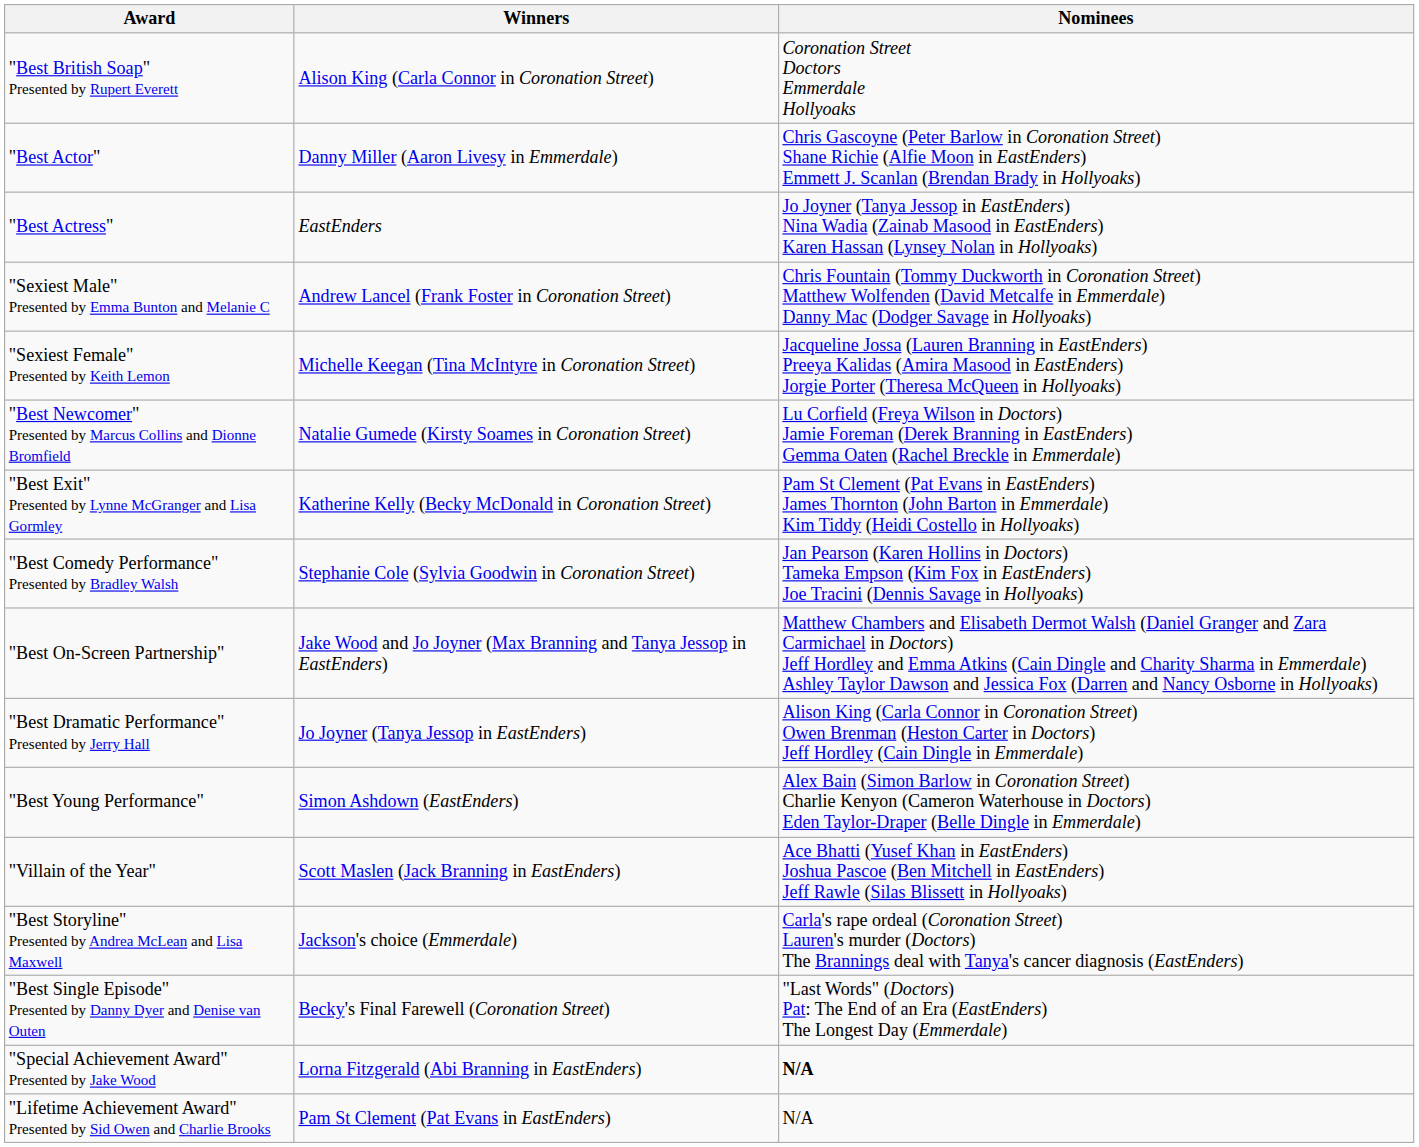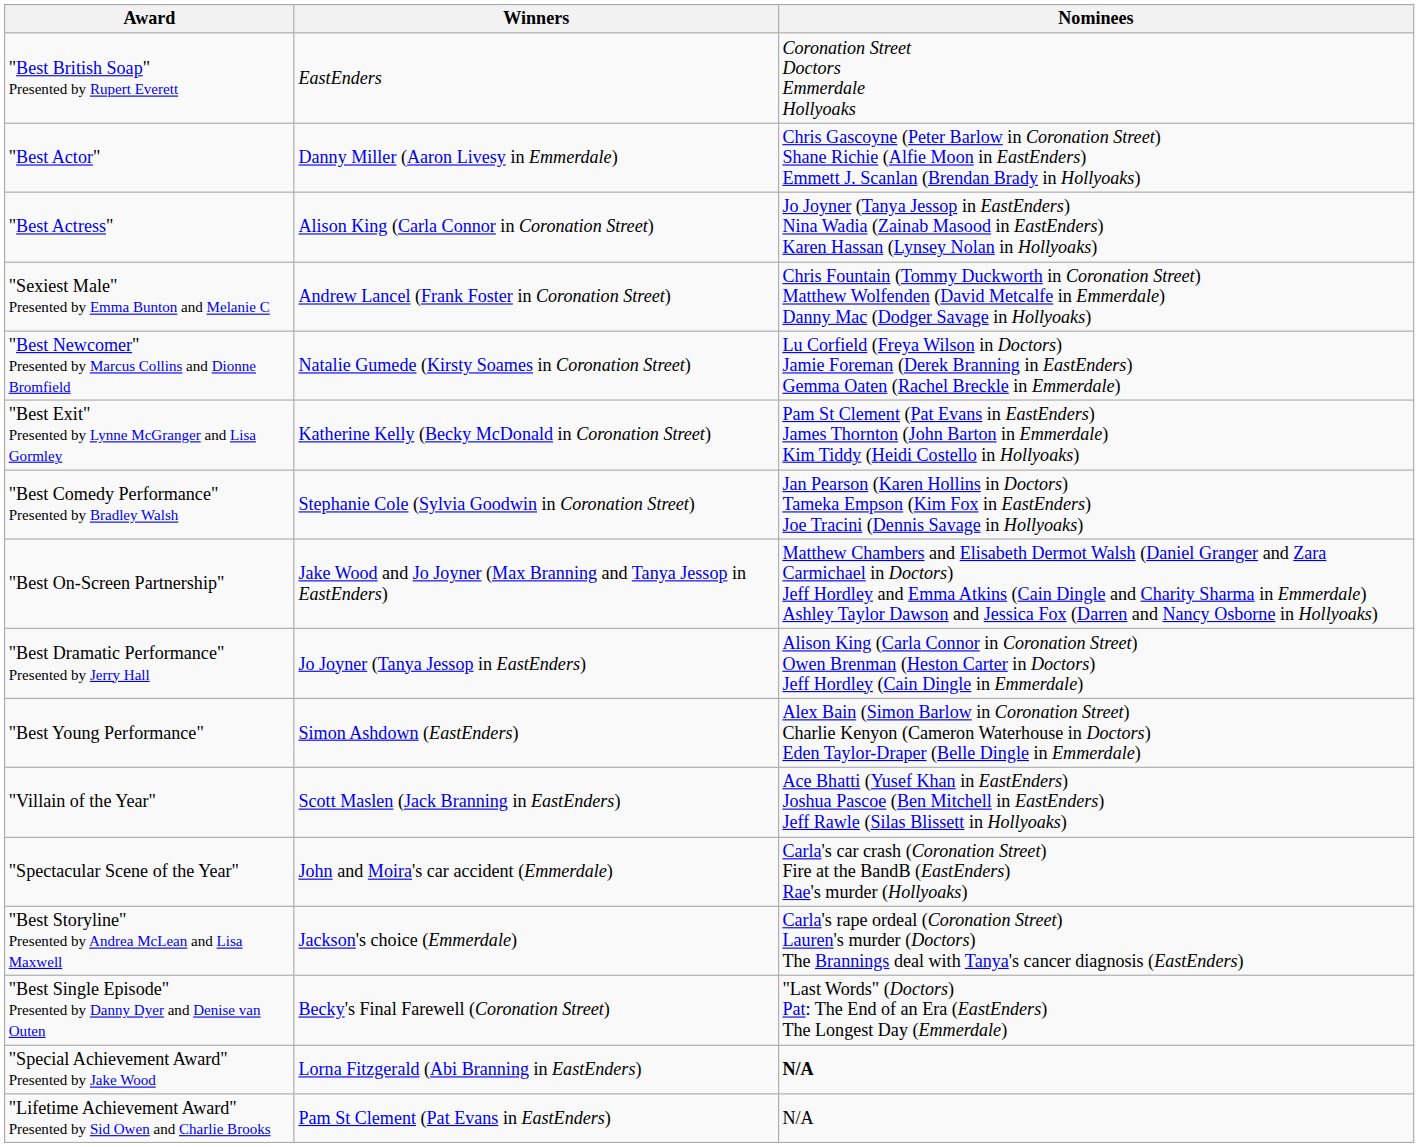(476, 78) Alison King (Carla Connor in Coronation Street) -> (340, 78) EastEnders
(340, 226) EastEnders -> (476, 226) Alison King (Carla Connor in Coronation Street)
- row: (89, 365)
+ row: (124, 871)
